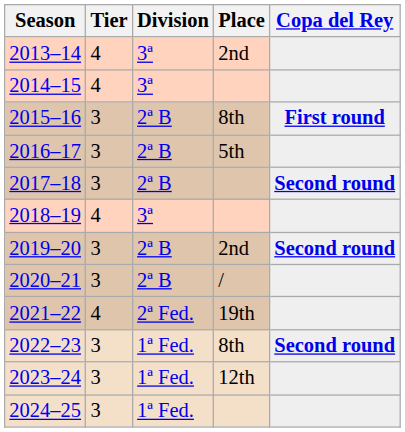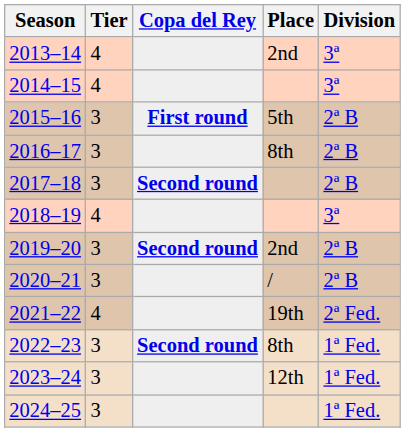columns swapped: (173, 20) <-> (335, 20)
(231, 118) 8th -> (280, 118) 5th
(231, 150) 5th -> (280, 150) 8th
